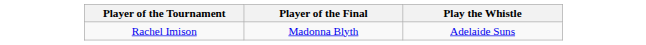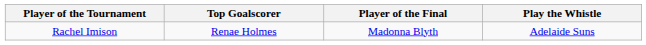+ column: (244, 13)
